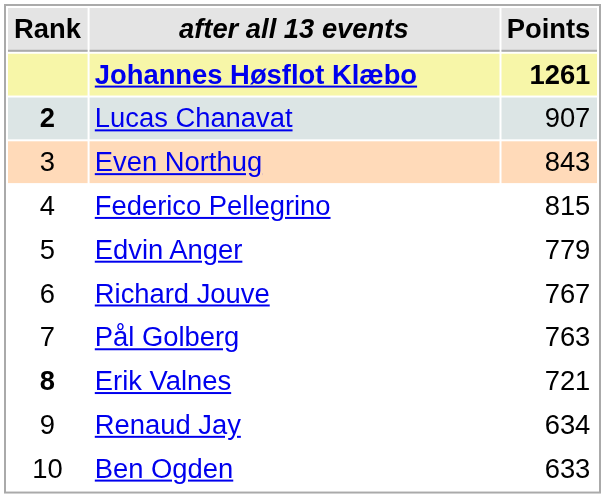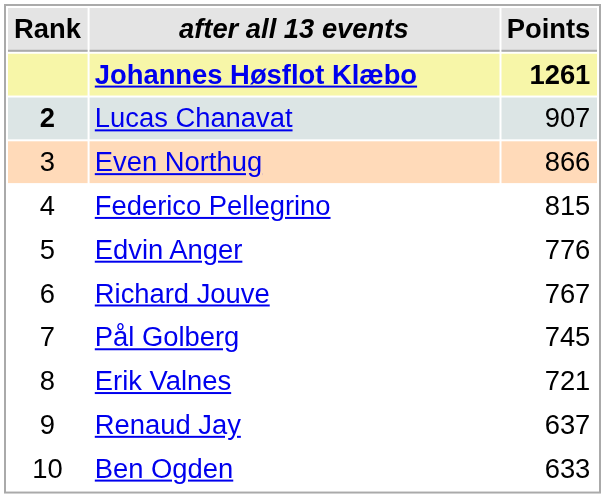(567, 162) 843 -> (567, 162) 866
(567, 250) 779 -> (567, 250) 776
(567, 337) 763 -> (567, 337) 745
(47, 381) bold -> (47, 381) normal
(567, 425) 634 -> (567, 425) 637
